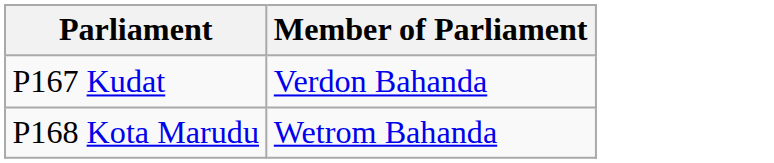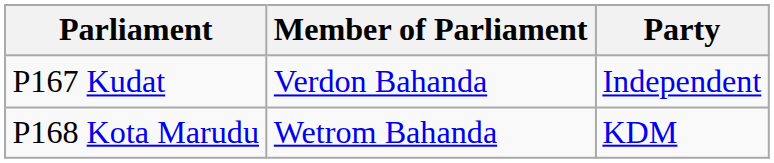+ column: (682, 30)
